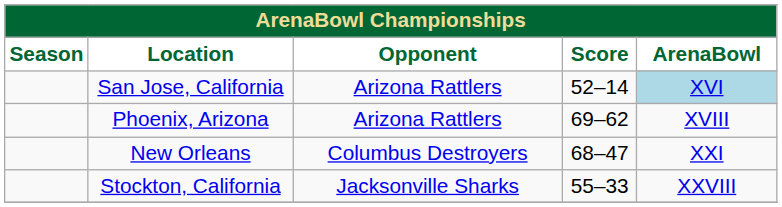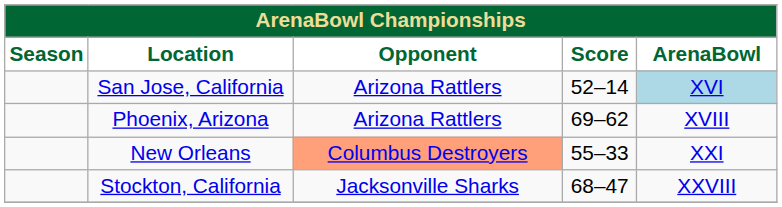(428, 152) no background -> (428, 152) lightsalmon background
(600, 152) 68–47 -> (600, 152) 55–33
(600, 185) 55–33 -> (600, 185) 68–47
